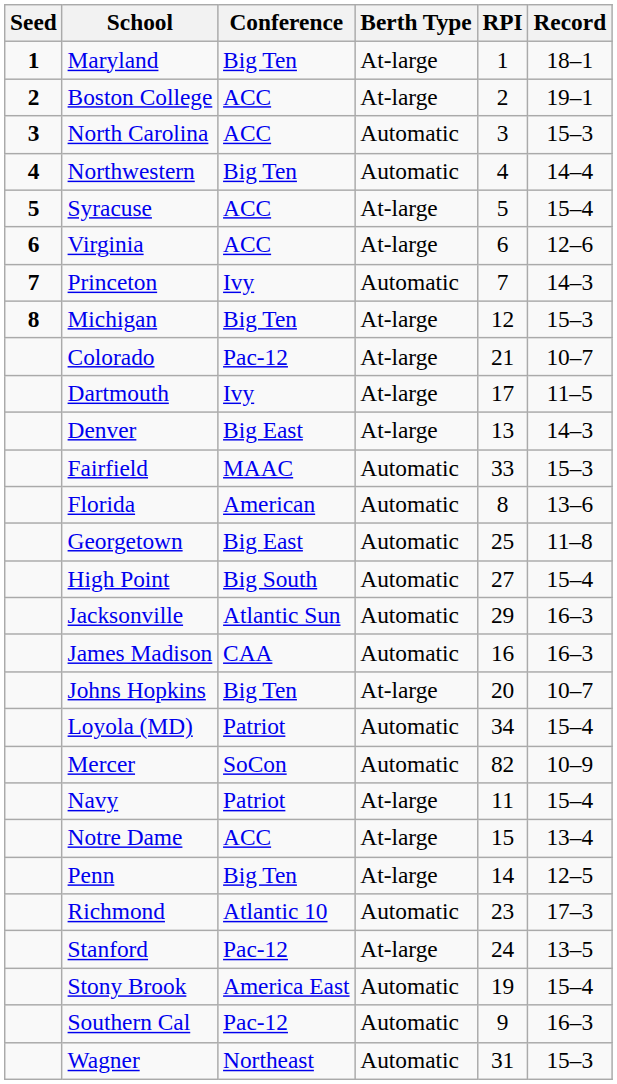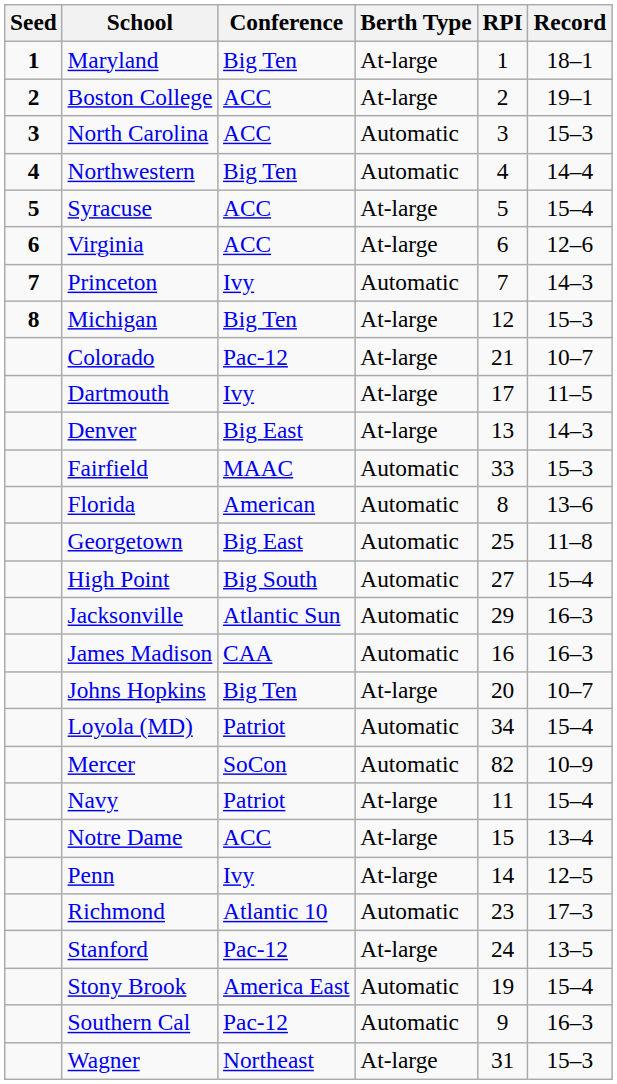(260, 875) Big Ten -> (239, 875) Ivy
(410, 1060) Automatic -> (399, 1060) At-large
